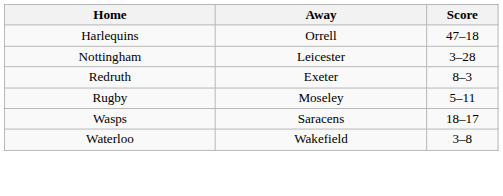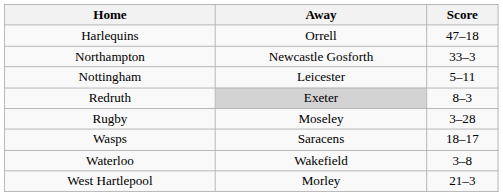+ row: (110, 56)
(462, 56) 3–28 -> (462, 77) 5–11
(321, 77) no background -> (321, 98) lightgrey background
(462, 98) 5–11 -> (462, 118) 3–28
+ row: (110, 181)
